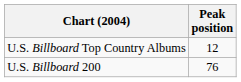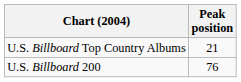(212, 47) 12 -> (212, 47) 21
